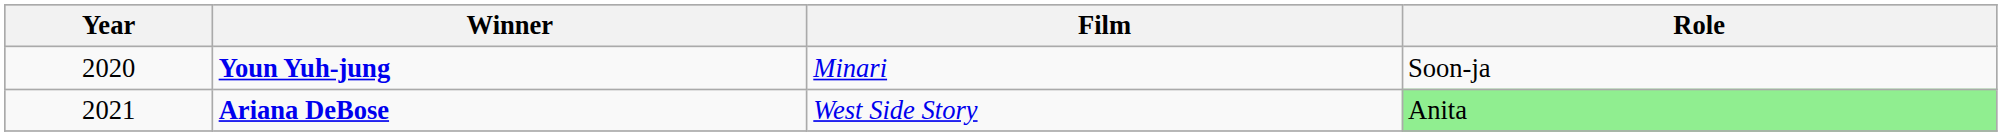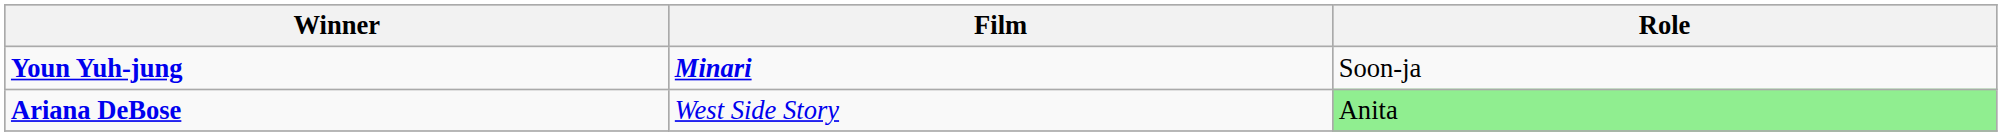- column: (109, 25)
(850, 67) normal -> (713, 67) bold
